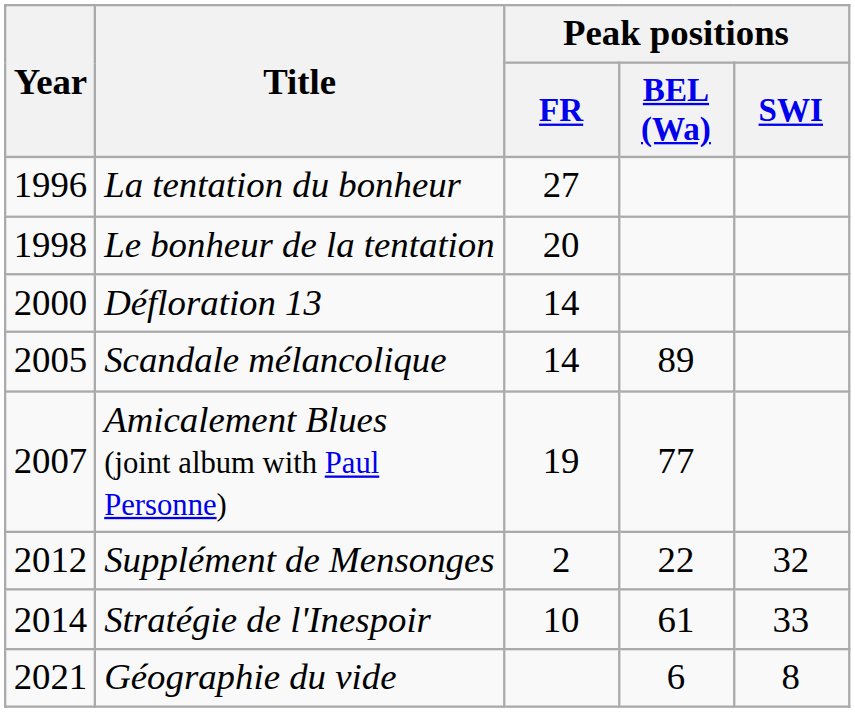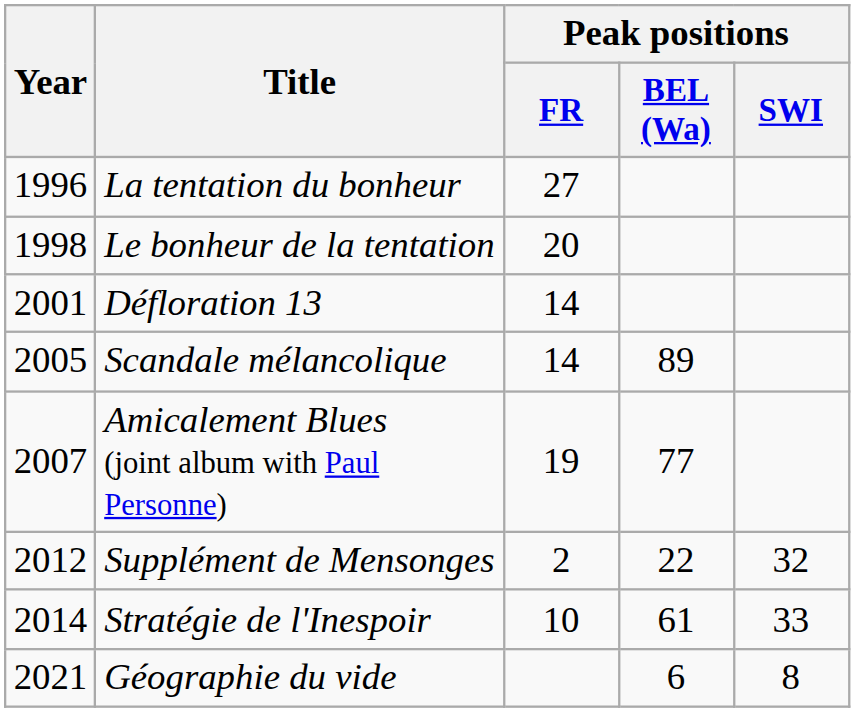(50, 302) 2000 -> (50, 302) 2001
